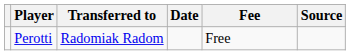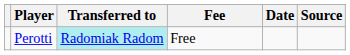columns swapped: (250, 15) <-> (184, 15)
(112, 38) no background -> (112, 38) paleturquoise background
